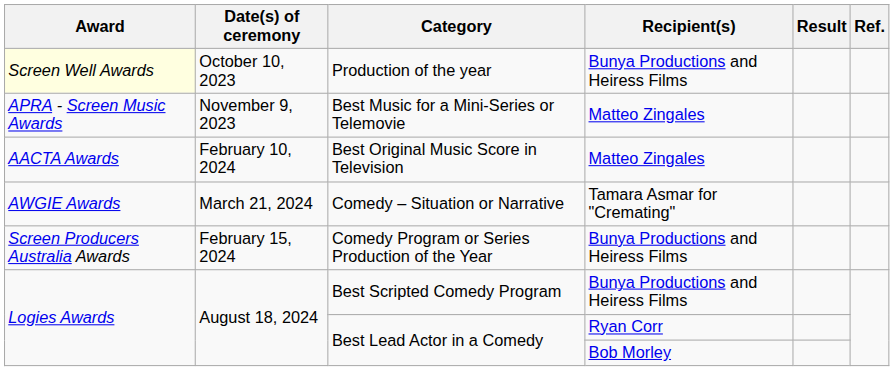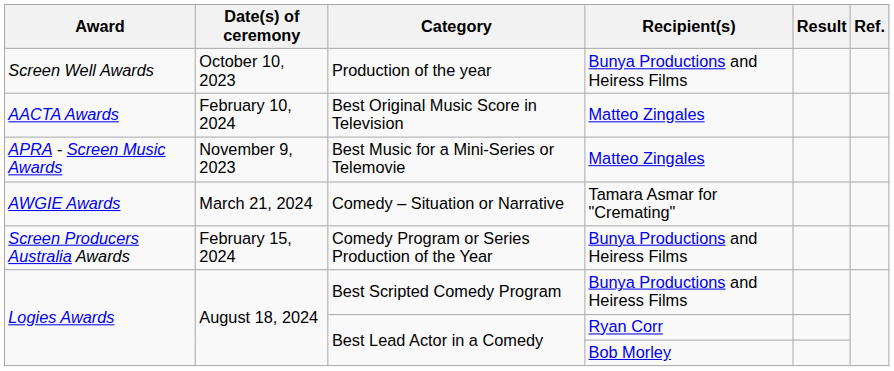(81, 70) lightyellow background -> (81, 70) no background
rows swapped: (443, 115) <-> (434, 159)
